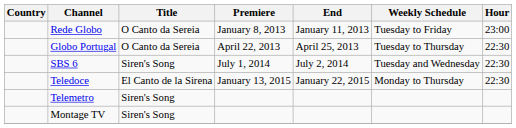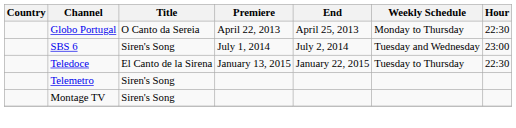- row: (76, 30)
(419, 47) Tuesday to Thursday -> (419, 30) Monday to Thursday
(497, 64) 22:30 -> (497, 47) 23:00
(419, 81) Monday to Thursday -> (419, 64) Tuesday to Thursday
